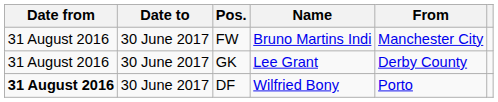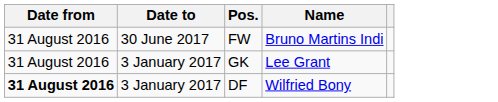- column: (431, 16)
(165, 62) 30 June 2017 -> (171, 62) 3 January 2017
(165, 85) 30 June 2017 -> (171, 85) 3 January 2017
